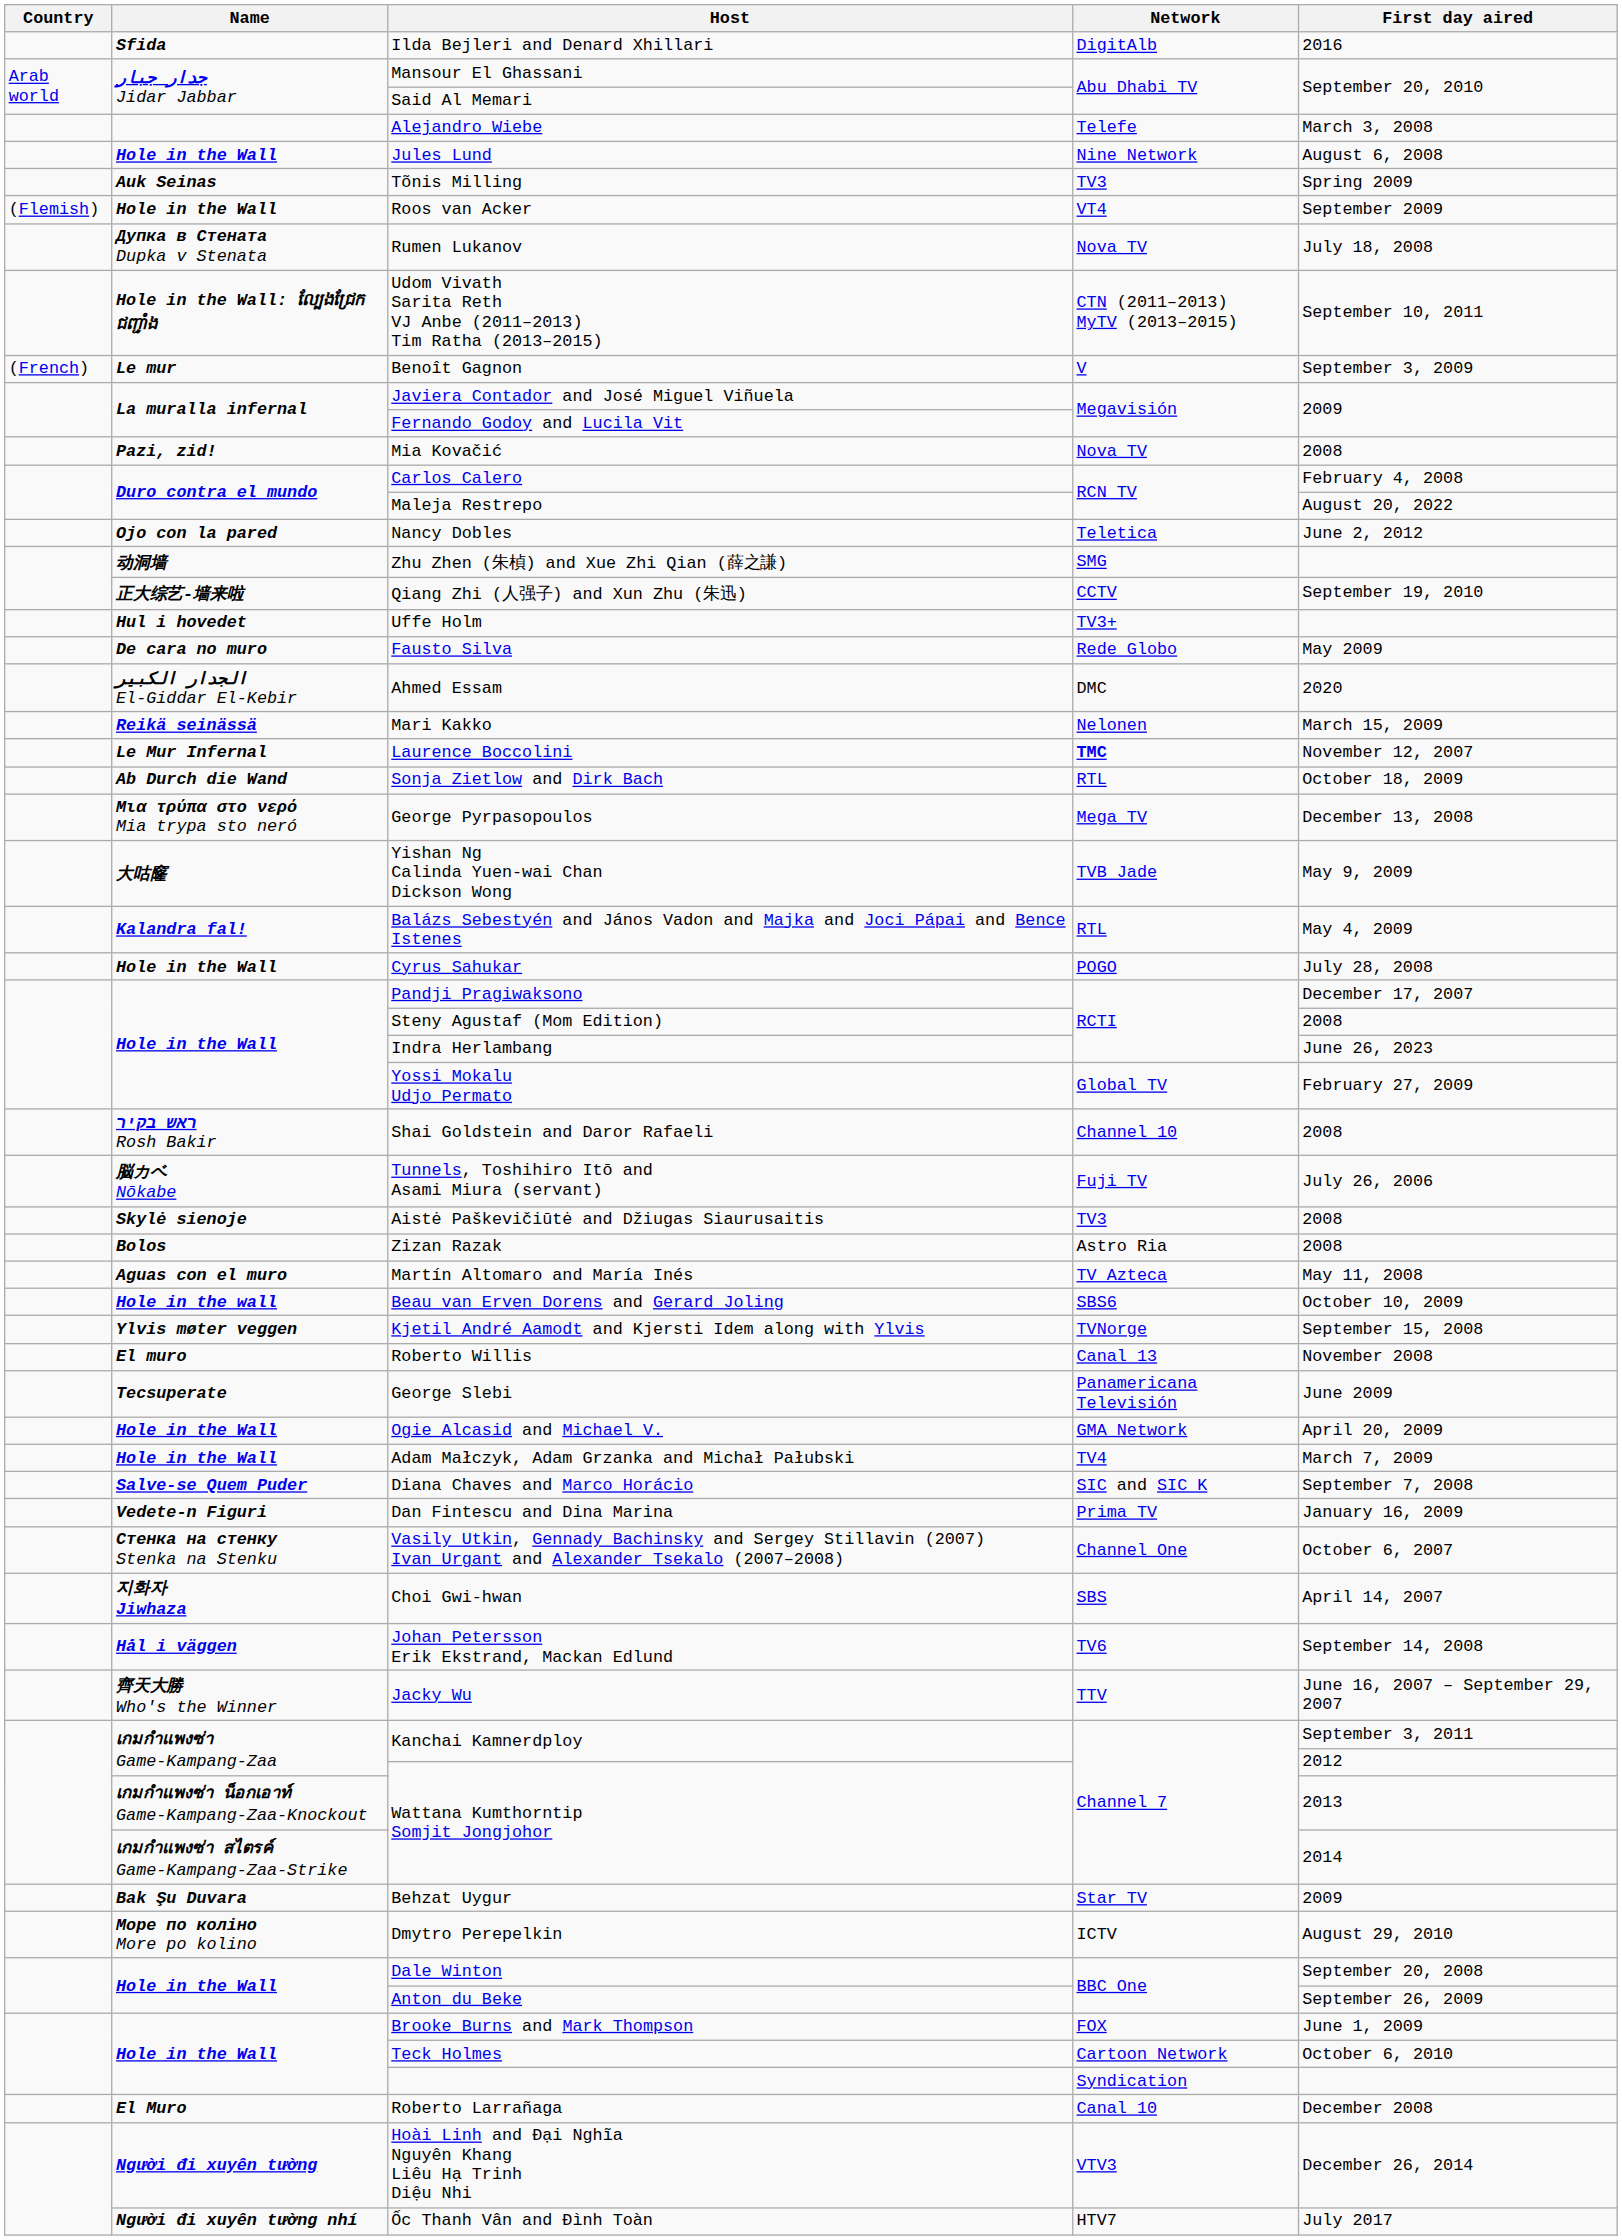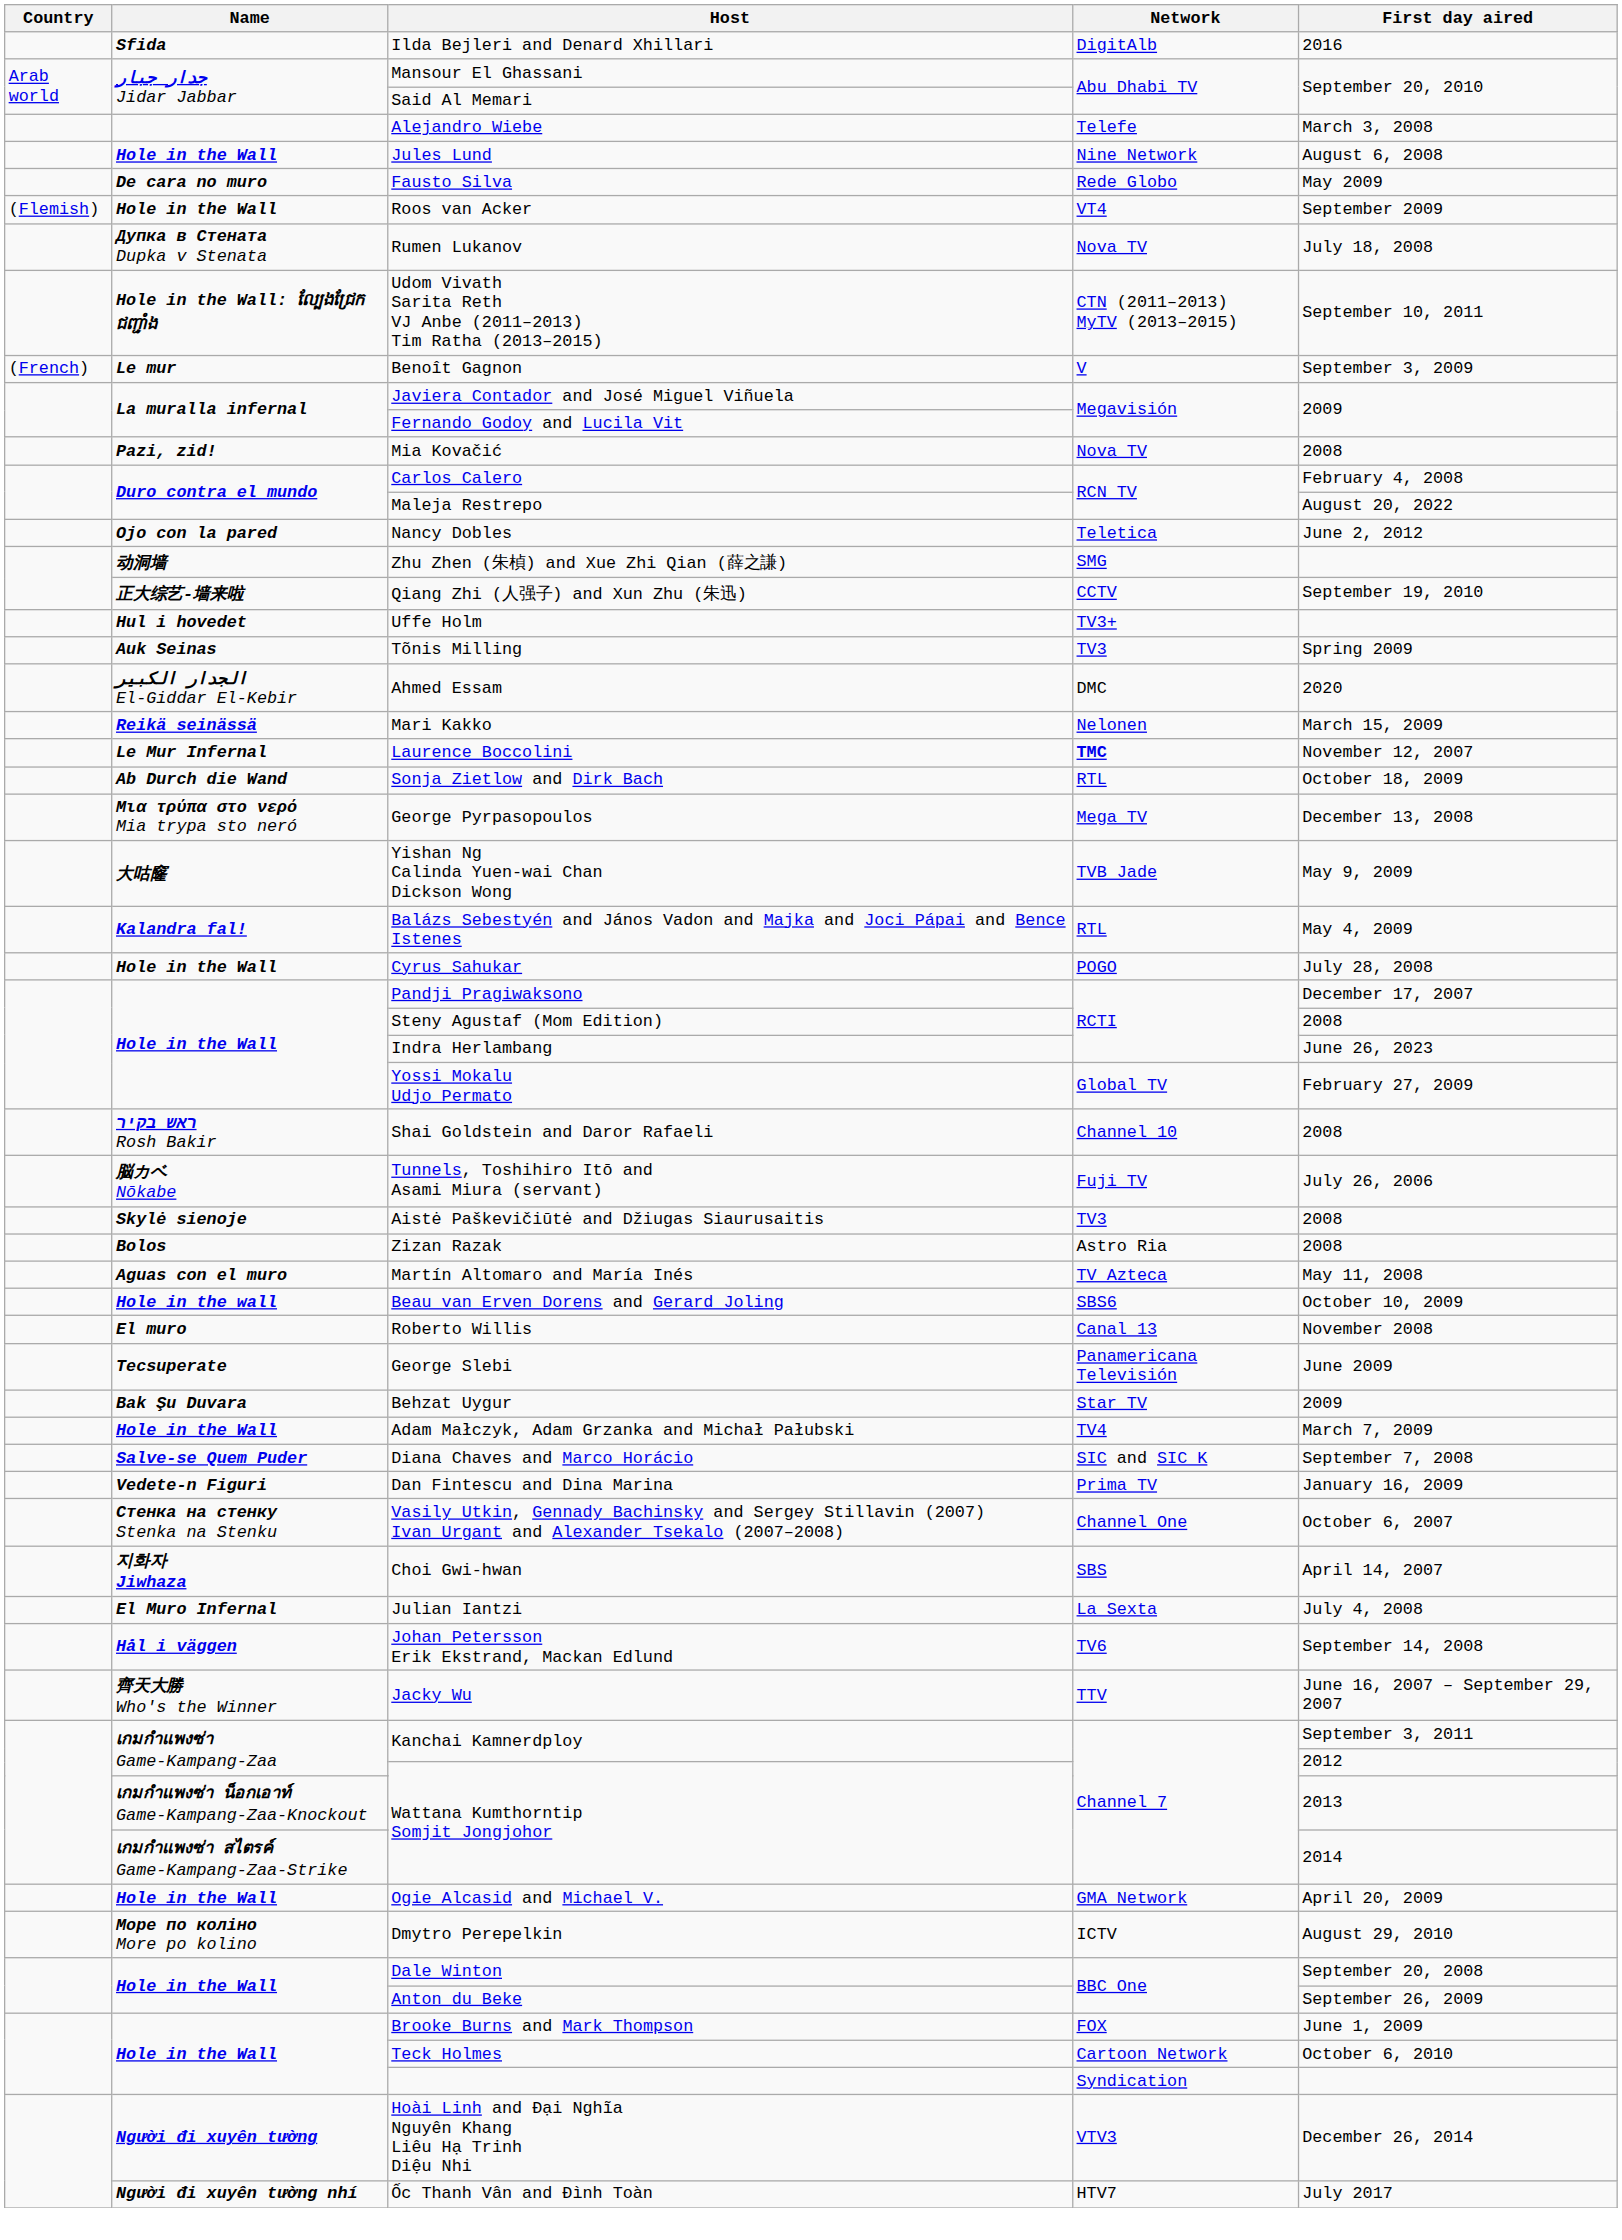rows swapped: (191, 650) <-> (166, 182)
- row: (207, 1329)
rows swapped: (197, 1431) <-> (181, 1898)
+ row: (197, 1610)
- row: (151, 2109)
